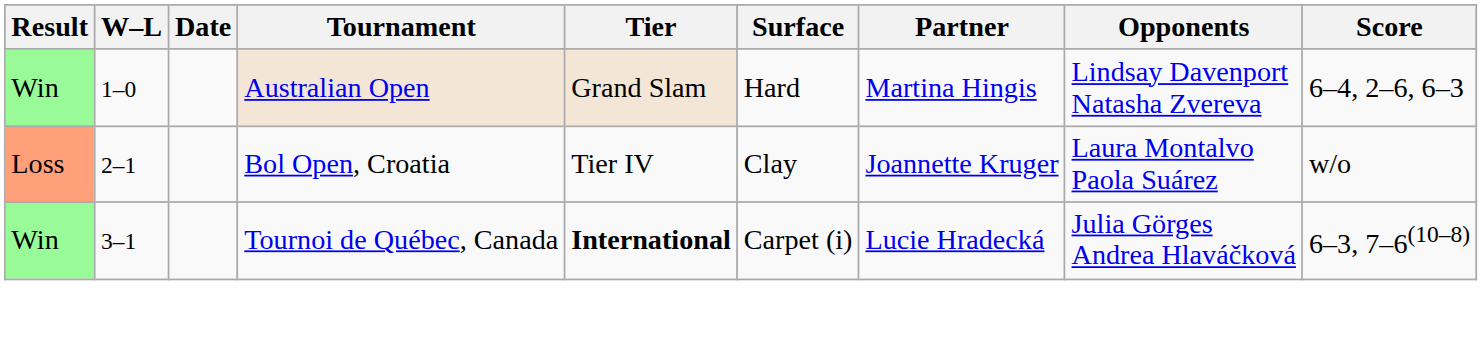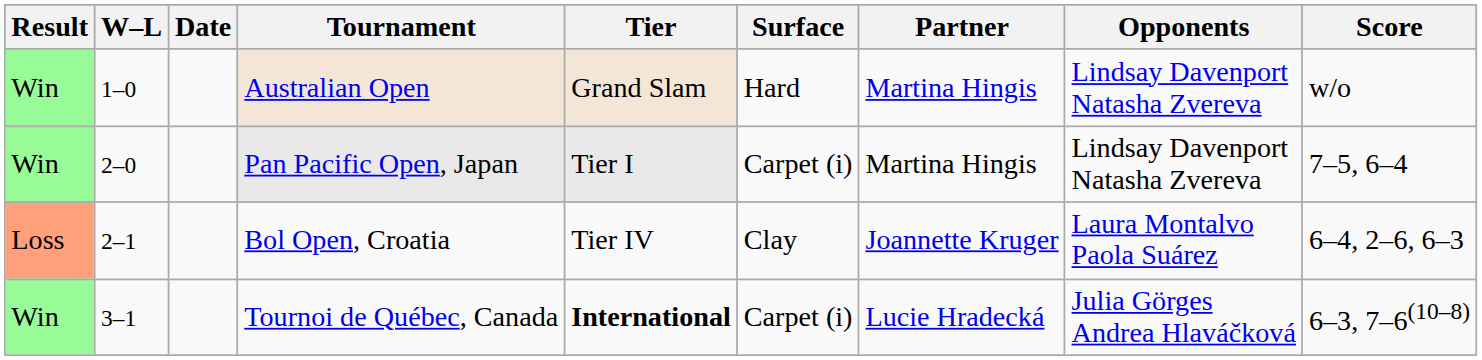(1386, 87) 6–4, 2–6, 6–3 -> (1330, 87) w/o
+ row: (381, 163)
(1330, 163) w/o -> (1386, 240) 6–4, 2–6, 6–3
